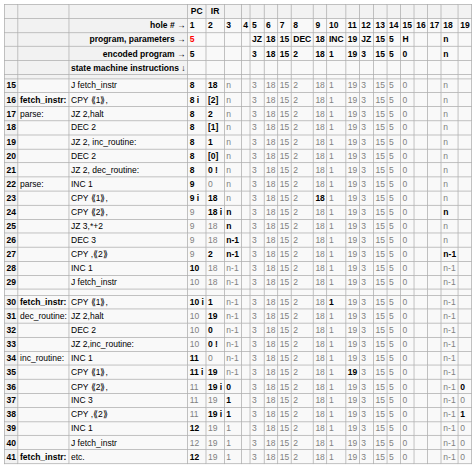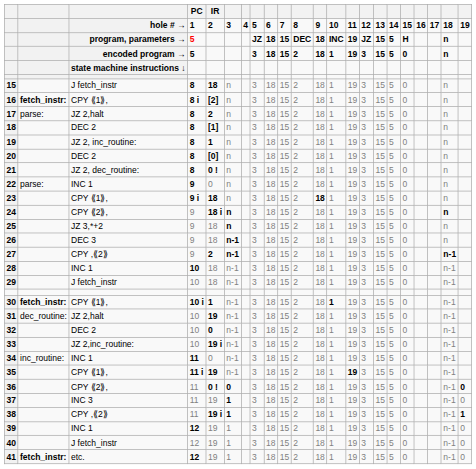(213, 344) 0 ! -> (215, 344) 19 i
(215, 386) 19 i -> (213, 386) 0 !
